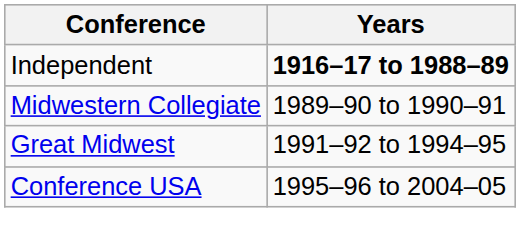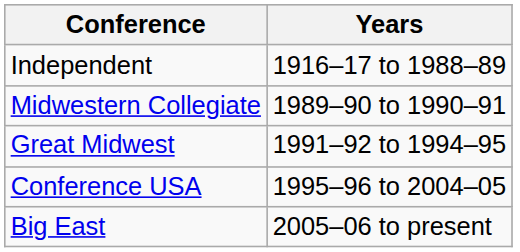(391, 65) bold -> (389, 65) normal
+ row: (58, 226)
